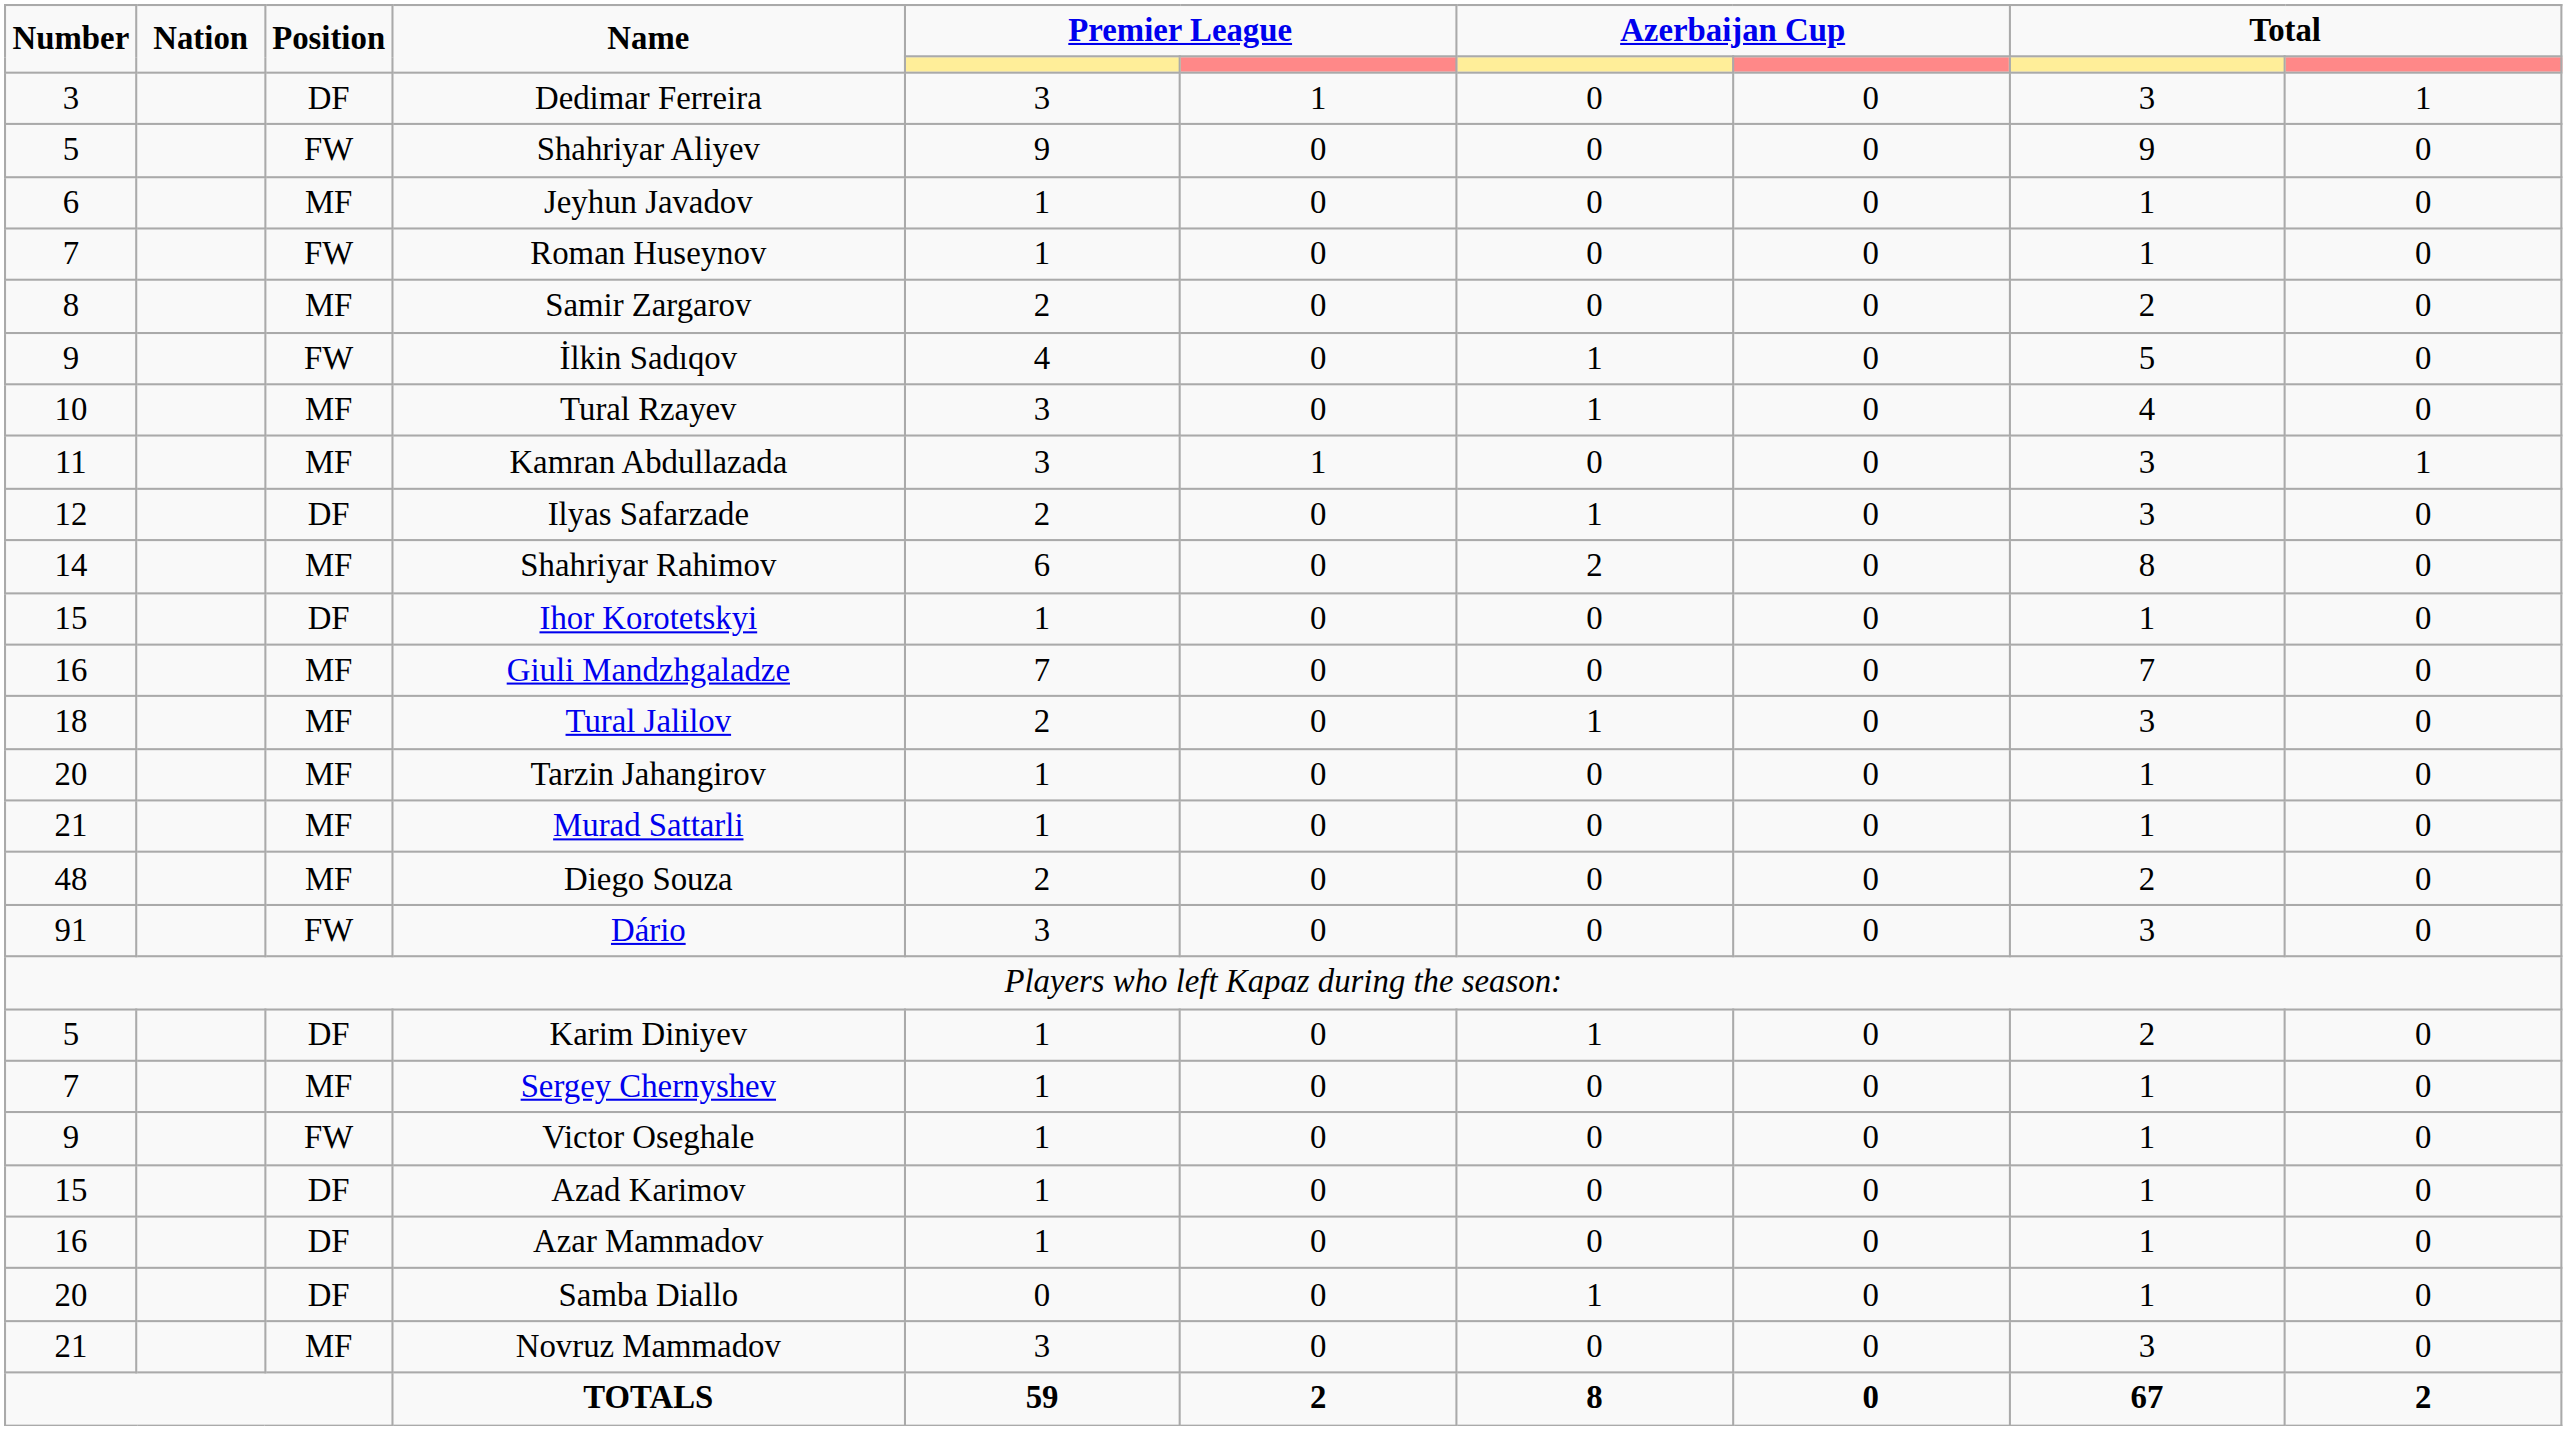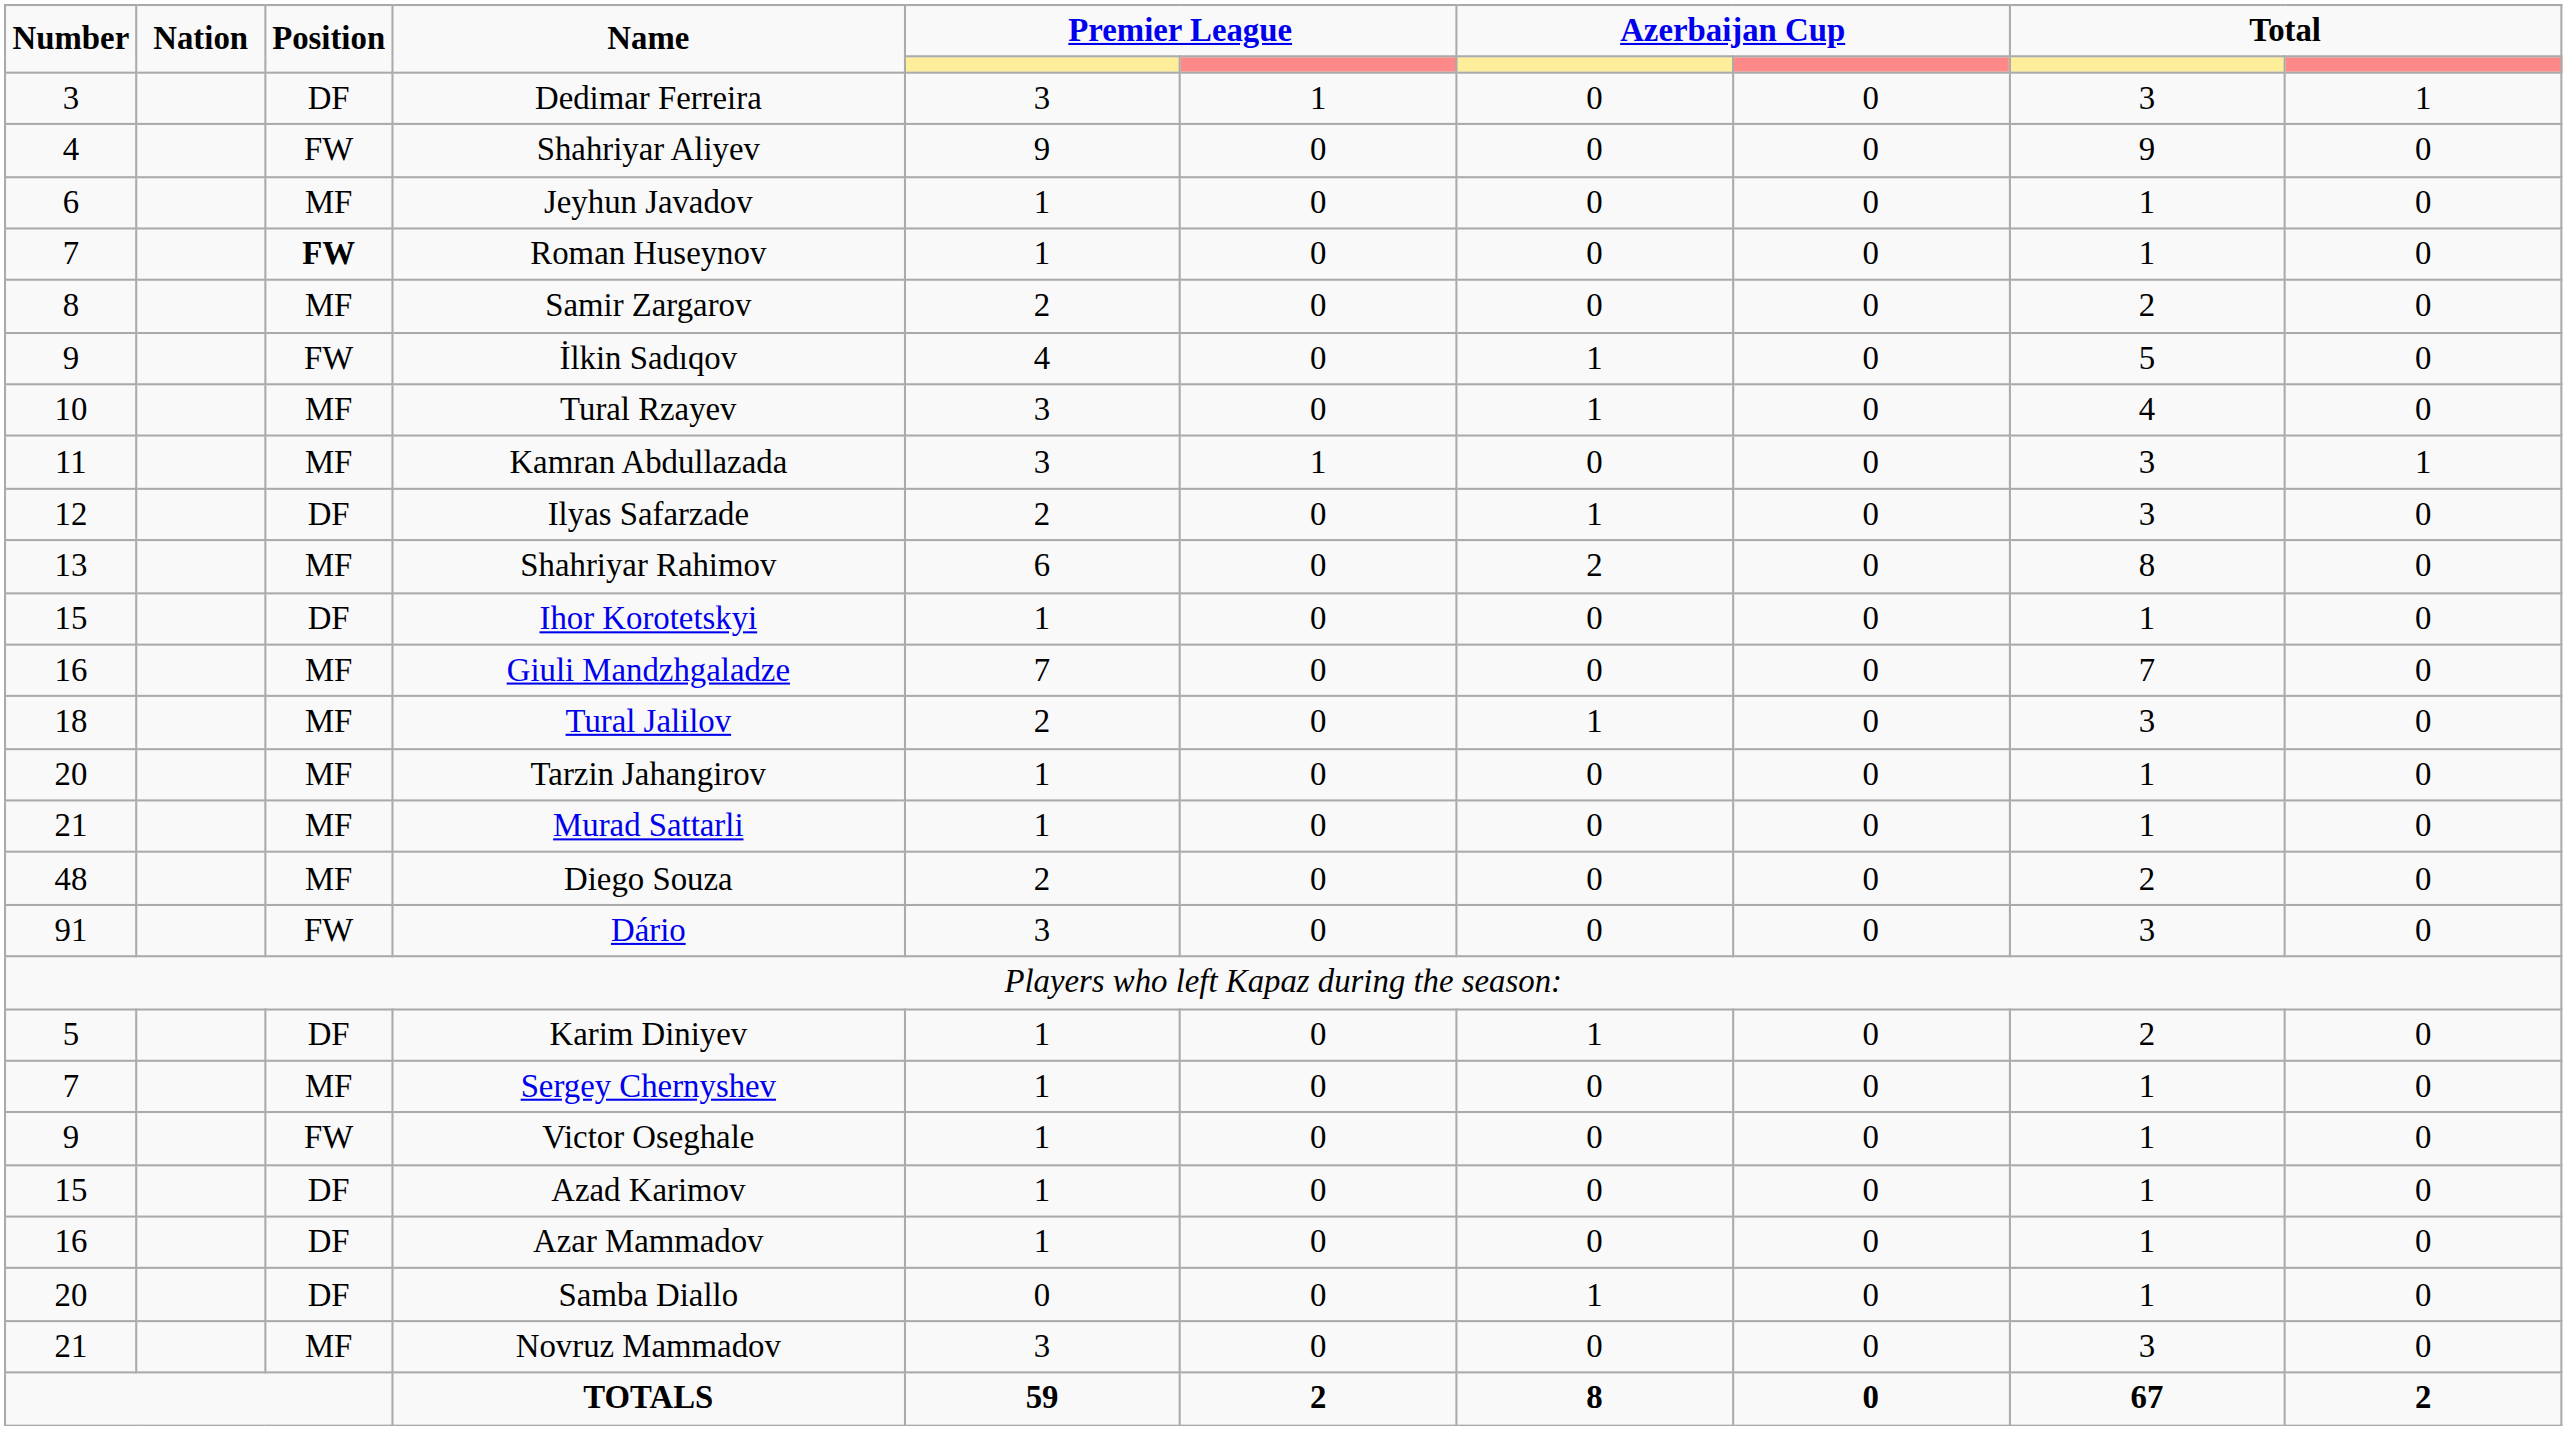(71, 149) 5 -> (71, 149) 4
(329, 253) normal -> (329, 253) bold
(71, 565) 14 -> (71, 565) 13
